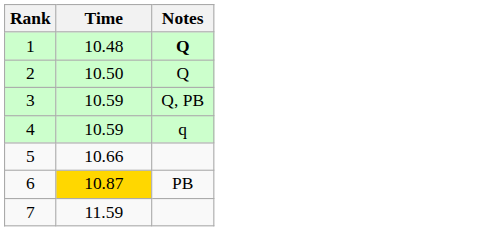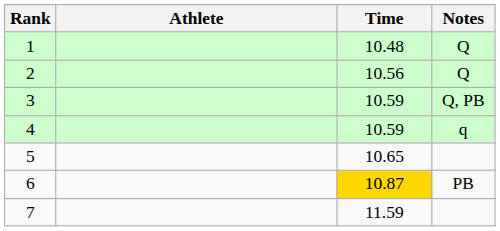+ column: (196, 18)
(183, 45) bold -> (463, 45) normal
(104, 73) 10.50 -> (384, 73) 10.56
(104, 156) 10.66 -> (384, 156) 10.65
